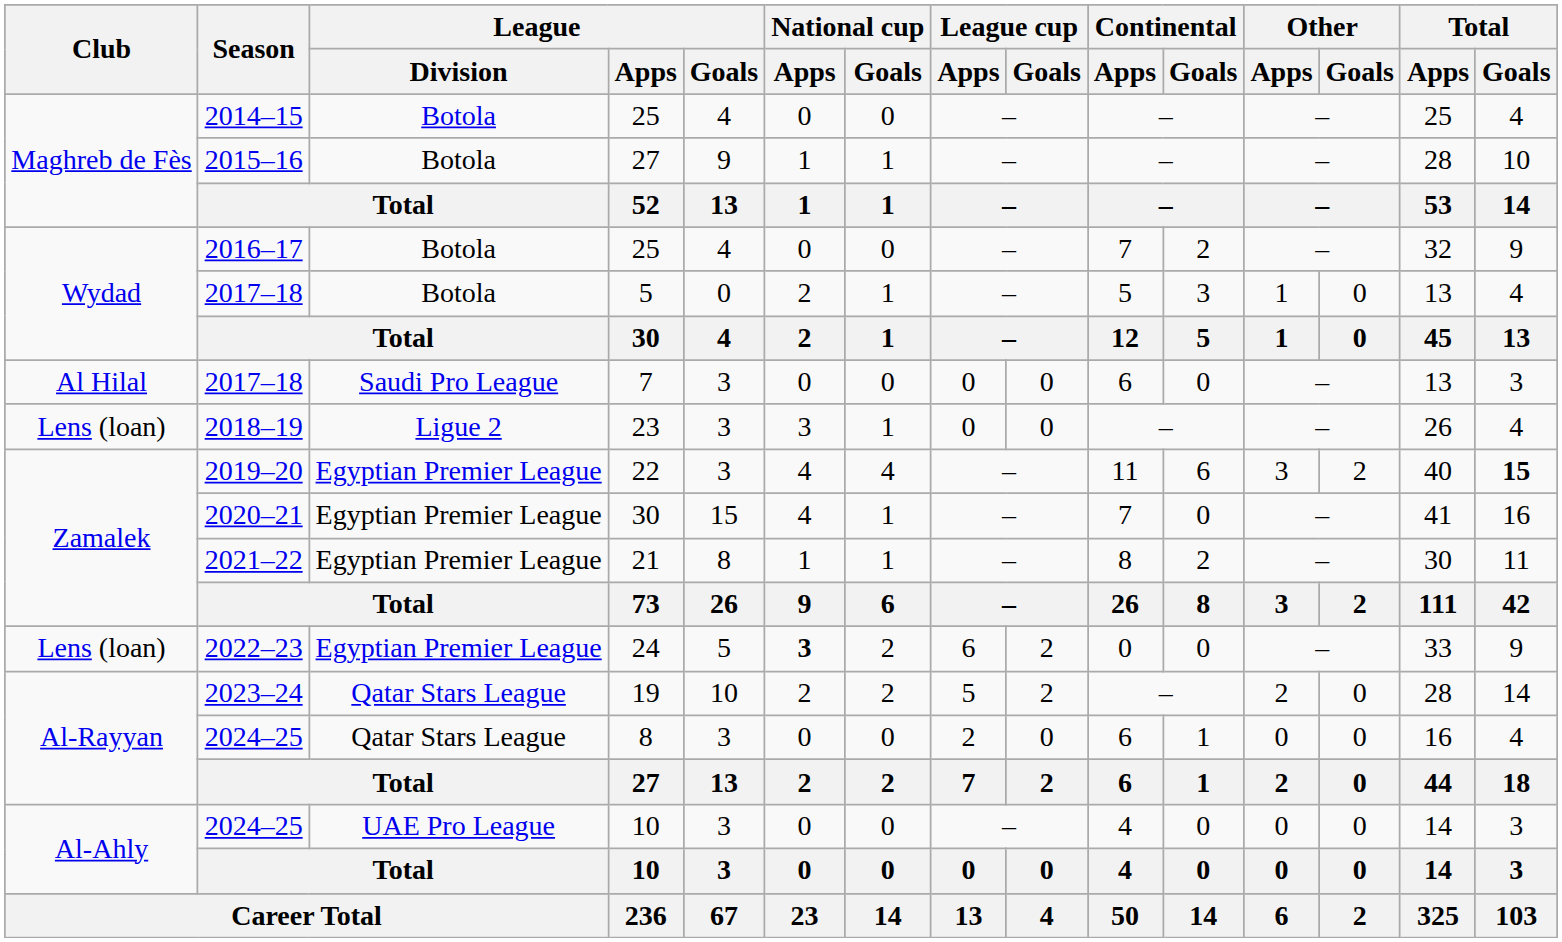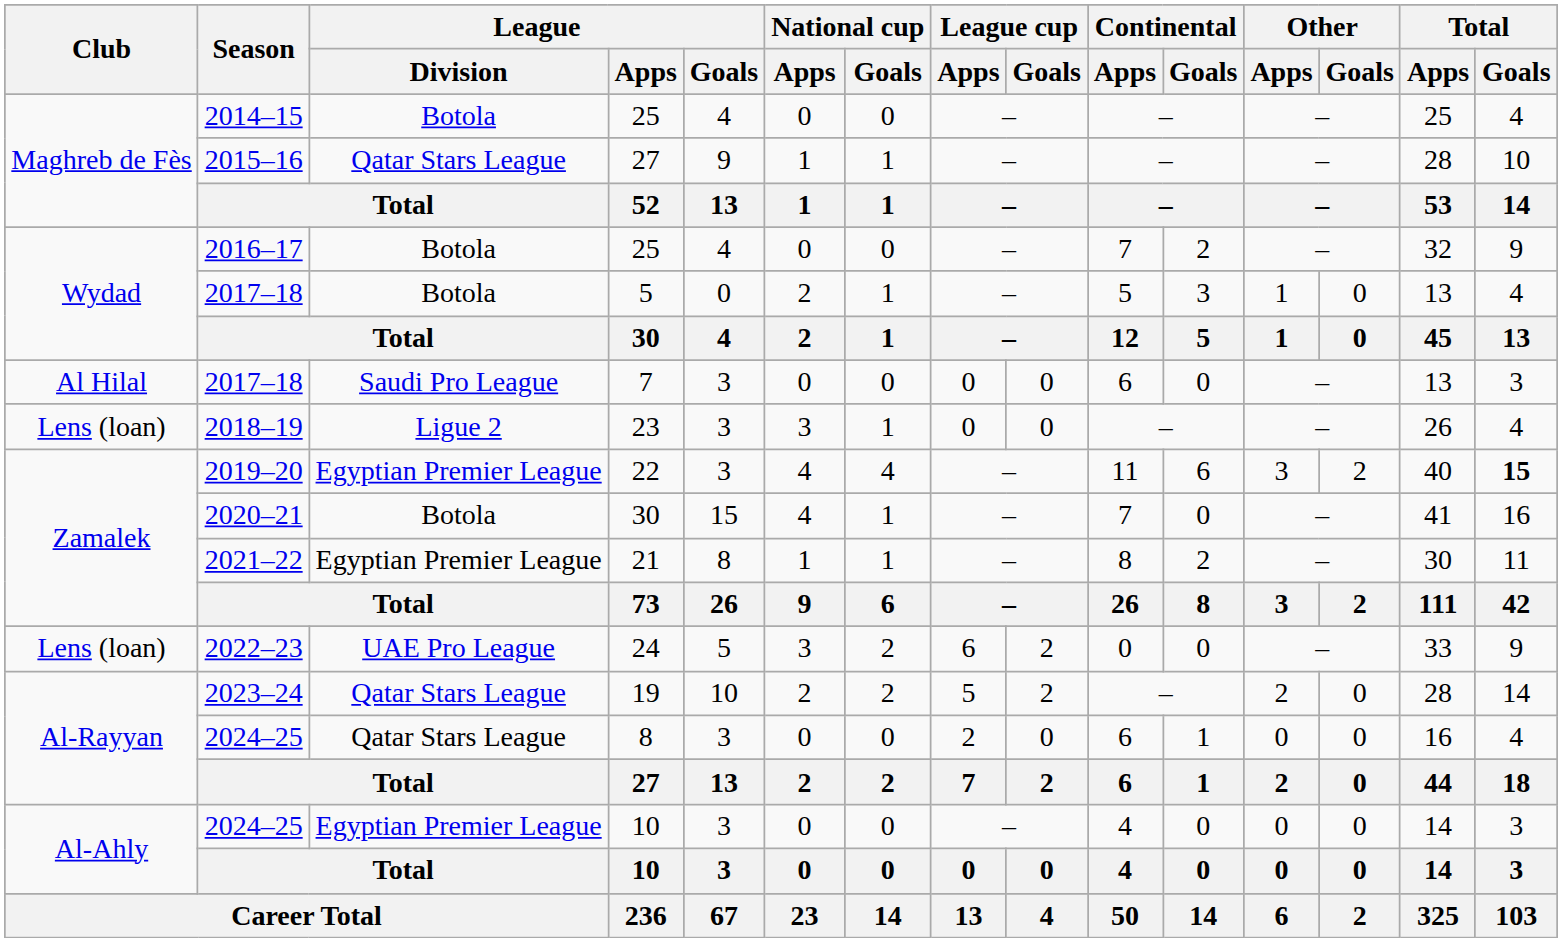(459, 159) Botola -> (459, 159) Qatar Stars League
(459, 515) Egyptian Premier League -> (459, 515) Botola
(459, 648) Egyptian Premier League -> (459, 648) UAE Pro League
(805, 648) bold -> (805, 648) normal
(459, 826) UAE Pro League -> (459, 826) Egyptian Premier League
